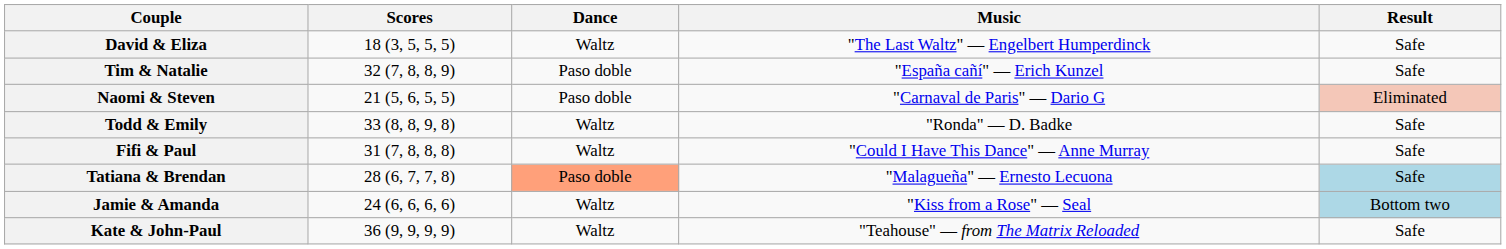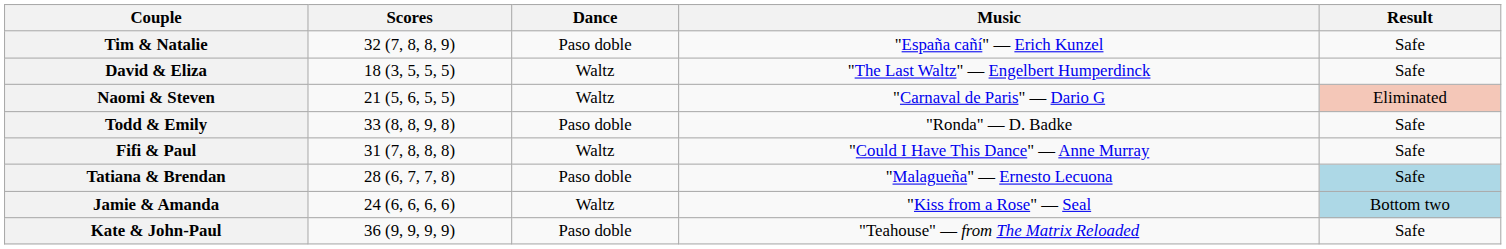rows swapped: (156, 71) <-> (156, 44)
(595, 97) Paso doble -> (595, 97) Waltz
(595, 124) Waltz -> (595, 124) Paso doble
(595, 177) lightsalmon background -> (595, 177) no background
(595, 230) Waltz -> (595, 230) Paso doble
